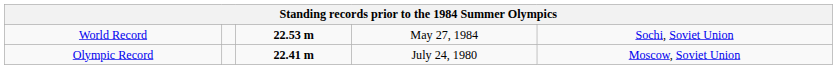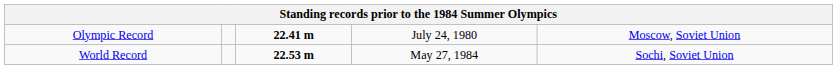rows swapped: (113, 34) <-> (113, 54)
